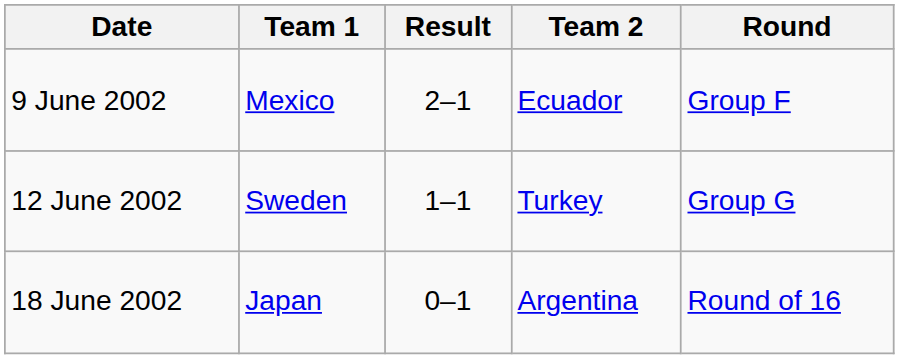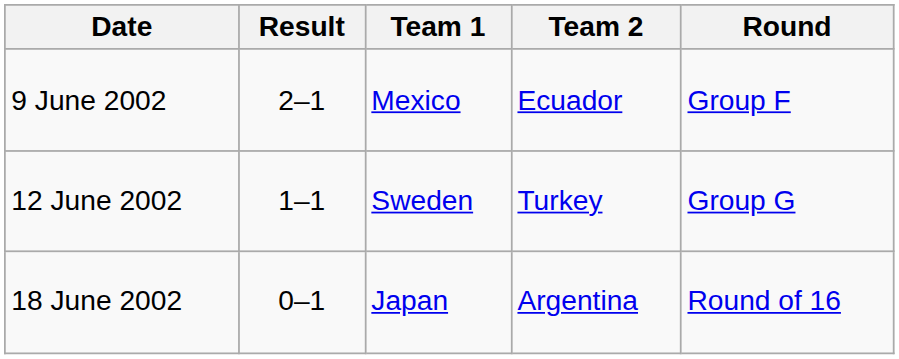columns swapped: (312, 26) <-> (448, 26)
